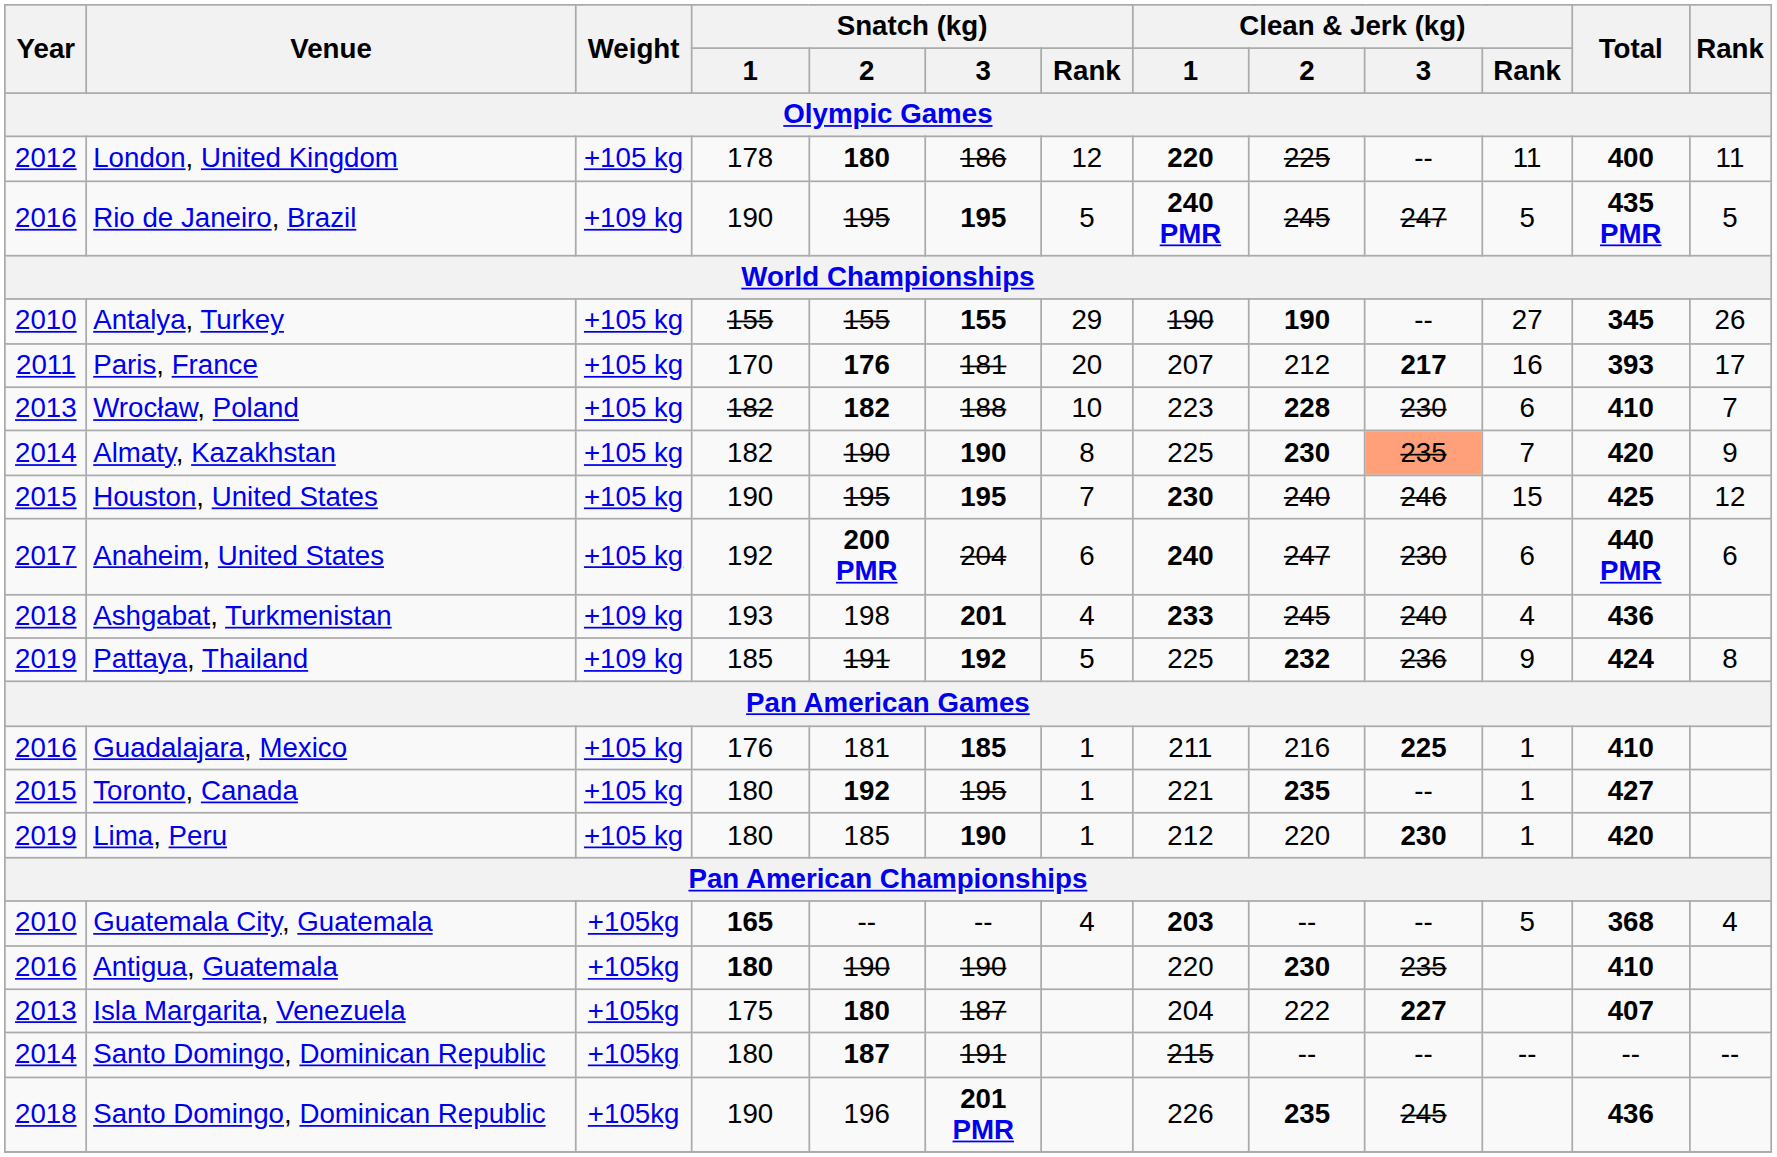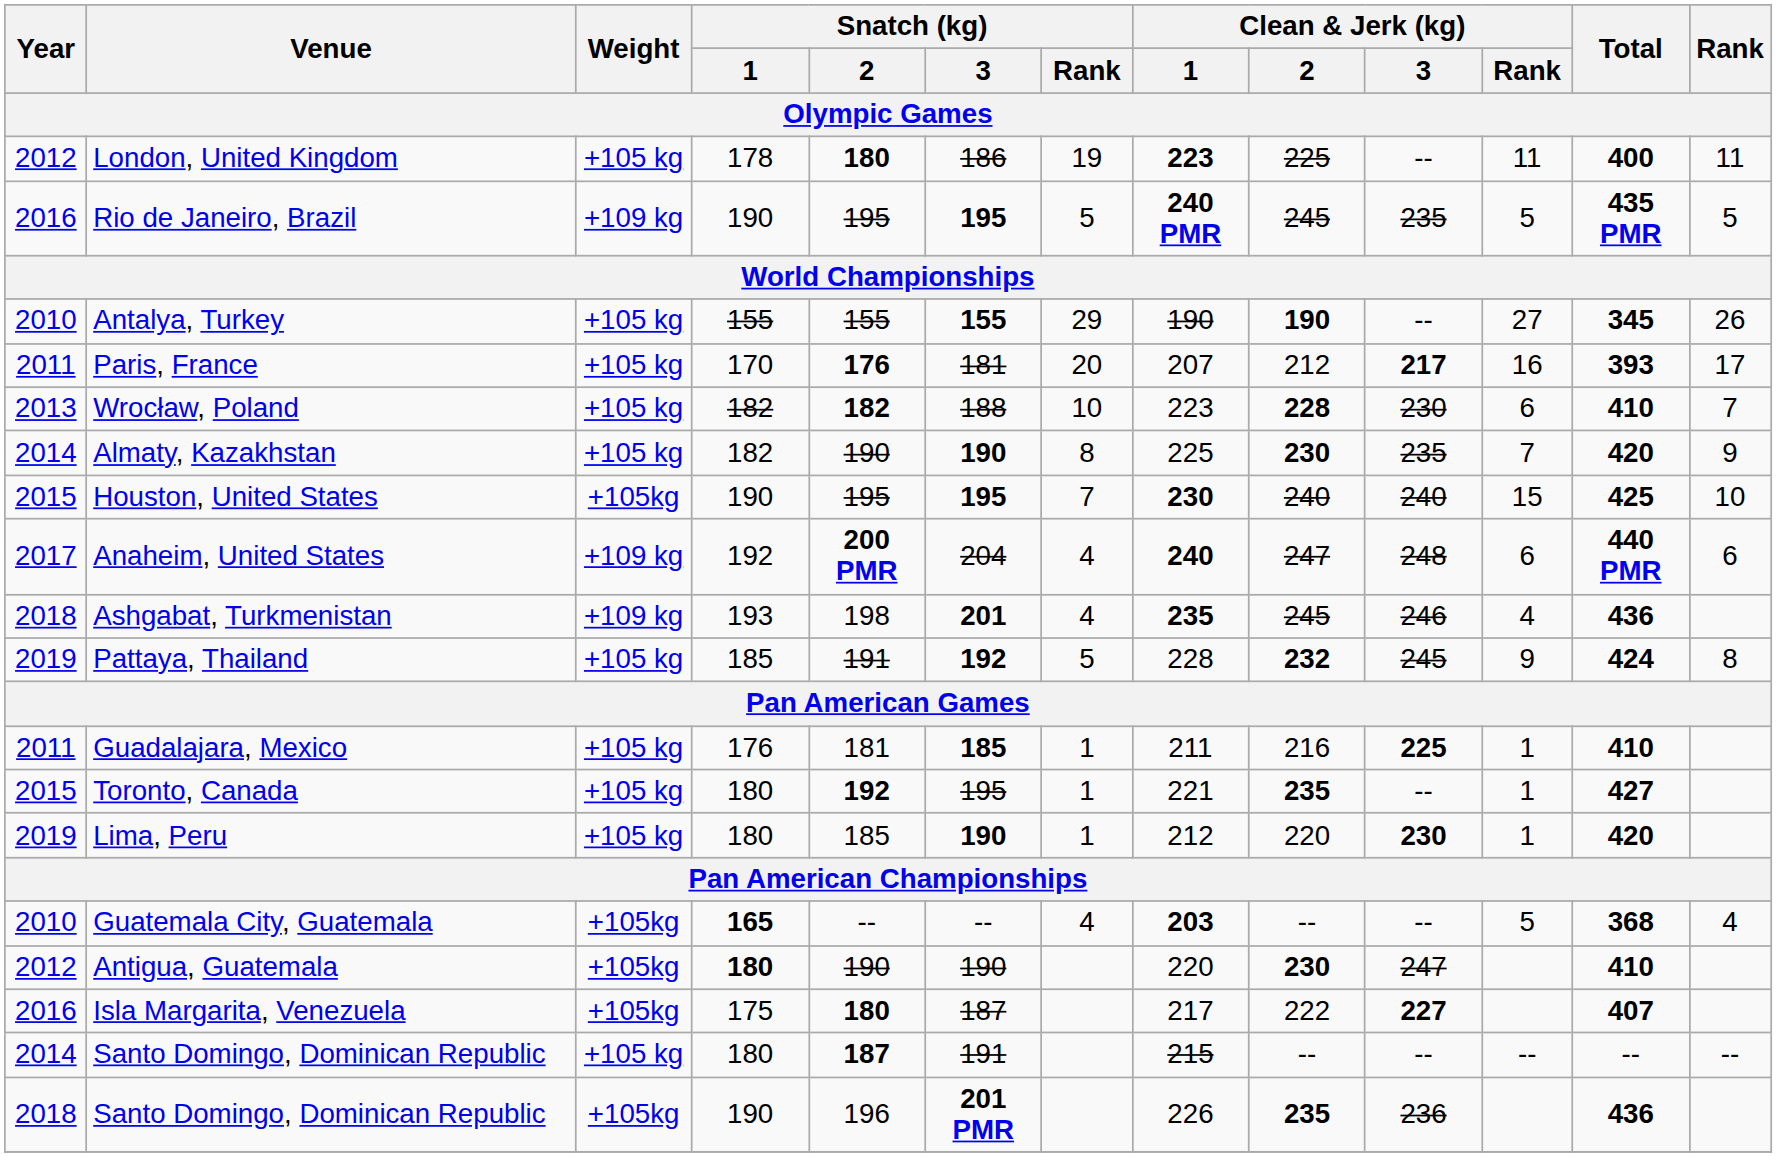(1087, 158) 12 -> (1087, 158) 19
(1190, 158) 220 -> (1190, 158) 223
(1424, 217) 247 -> (1424, 217) 235
(1424, 452) lightsalmon background -> (1424, 452) no background
(634, 496) +105 kg -> (634, 496) +105kg
(1424, 496) 246 -> (1424, 496) 240
(1730, 496) 12 -> (1730, 496) 10
(634, 556) +105 kg -> (634, 556) +109 kg
(1087, 556) 6 -> (1087, 556) 4
(1424, 556) 230 -> (1424, 556) 248
(1190, 615) 233 -> (1190, 615) 235
(1424, 615) 240 -> (1424, 615) 246
(634, 659) +109 kg -> (634, 659) +105 kg
(1190, 659) 225 -> (1190, 659) 228
(1424, 659) 236 -> (1424, 659) 245
(46, 747) 2016 -> (46, 747) 2011
(46, 966) 2016 -> (46, 966) 2012
(1424, 966) 235 -> (1424, 966) 247
(46, 1010) 2013 -> (46, 1010) 2016
(1190, 1010) 204 -> (1190, 1010) 217
(634, 1054) +105kg -> (634, 1054) +105 kg
(1424, 1113) 245 -> (1424, 1113) 236
